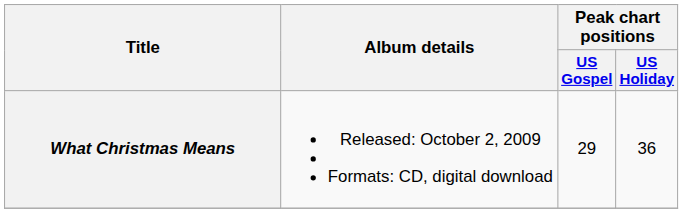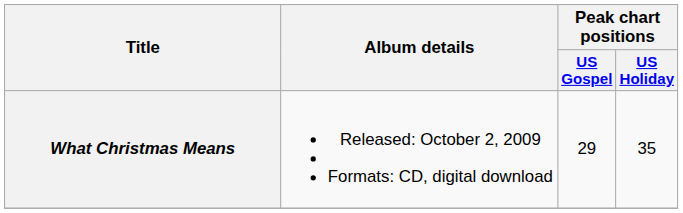(647, 149) 36 -> (647, 149) 35
